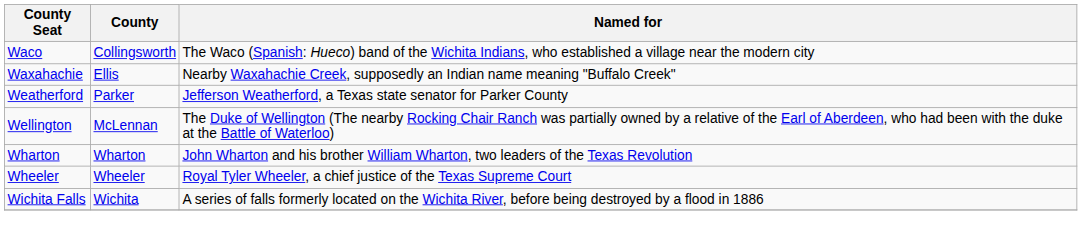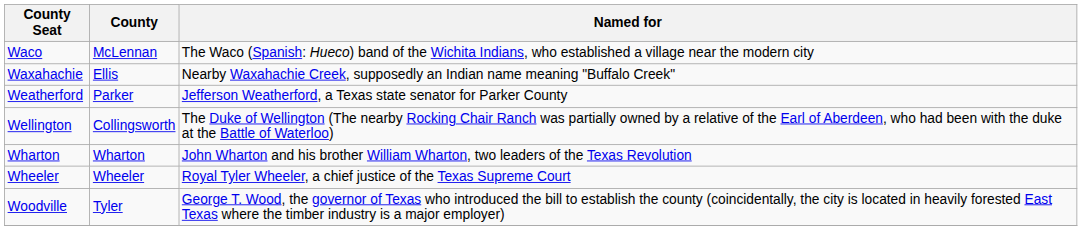(135, 52) Collingsworth -> (125, 52) McLennan
(126, 125) McLennan -> (134, 125) Collingsworth
- row: (47, 199)
+ row: (37, 206)
